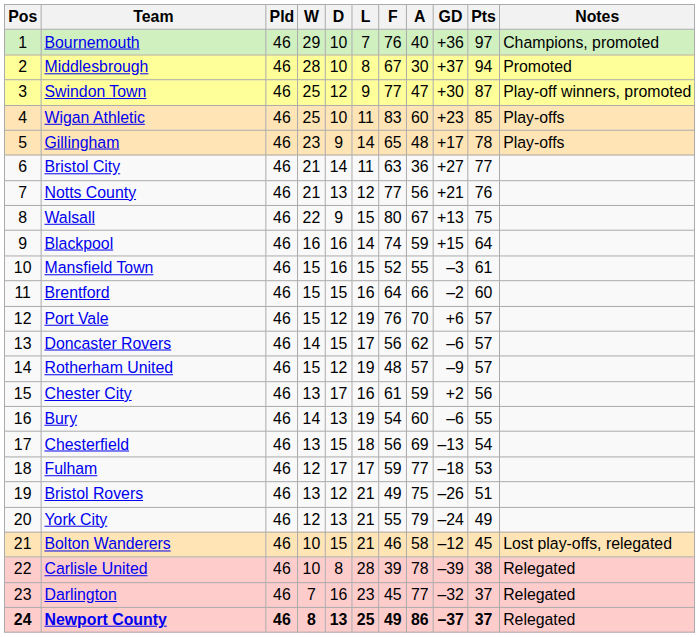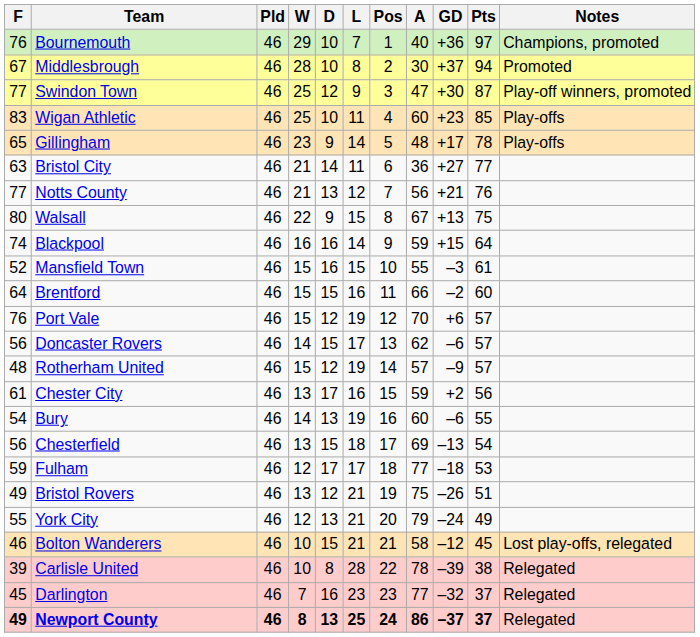columns swapped: (23, 17) <-> (393, 17)
